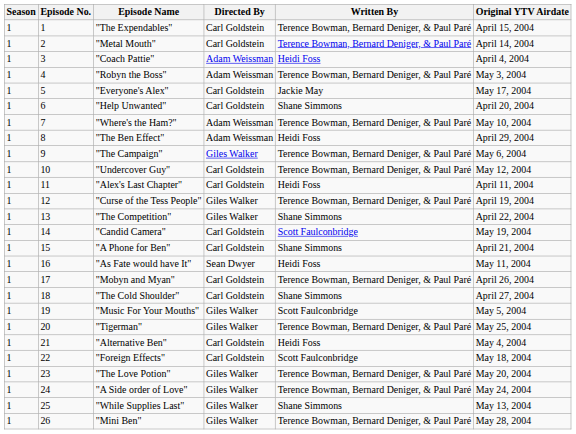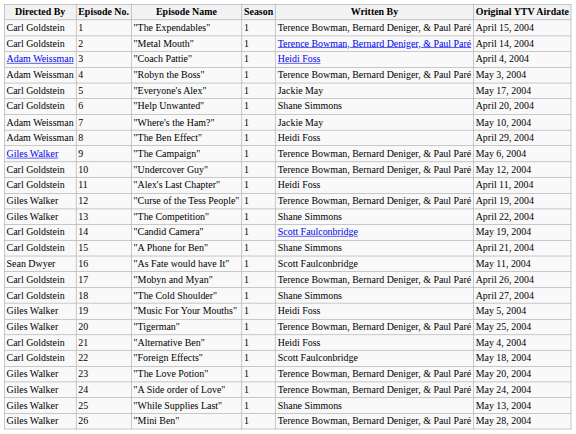columns swapped: (21, 12) <-> (240, 12)
(374, 122) Terence Bowman, Bernard Deniger, & Paul Paré -> (300, 122) Jackie May
(299, 264) Heidi Foss -> (318, 264) Scott Faulconbridge
(318, 311) Scott Faulconbridge -> (299, 311) Heidi Foss
